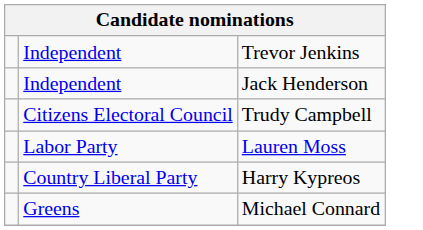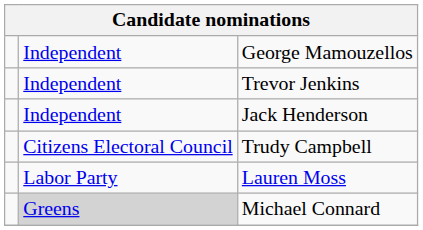+ row: (327, 51)
- row: (301, 177)
(51, 209) no background -> (51, 209) lightgrey background
